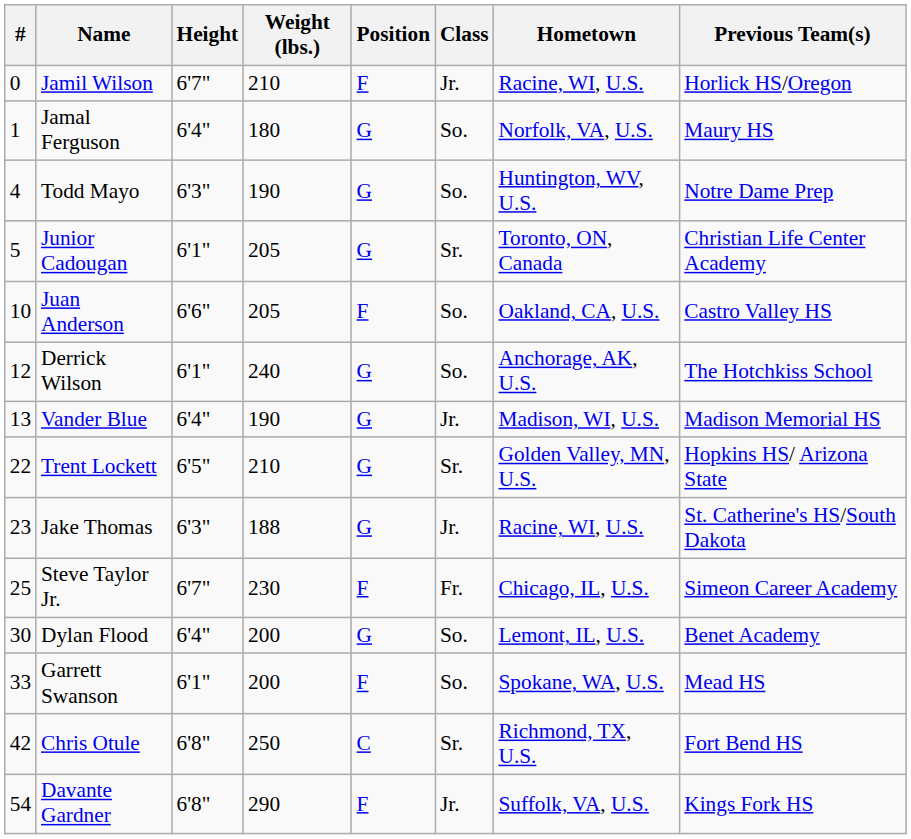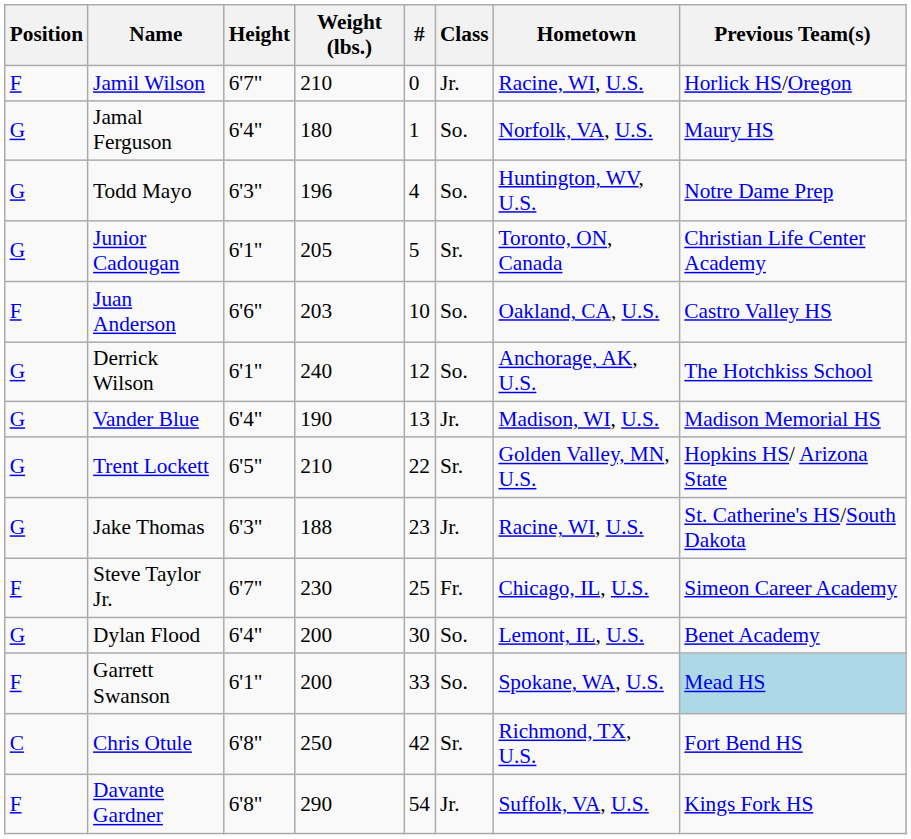columns swapped: (20, 35) <-> (393, 35)
(264, 190) 190 -> (316, 190) 196
(264, 311) 205 -> (316, 311) 203
(725, 683) no background -> (725, 683) lightblue background
